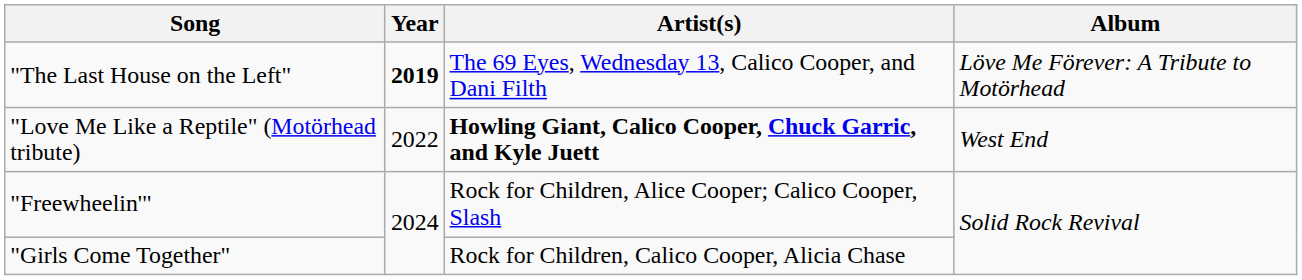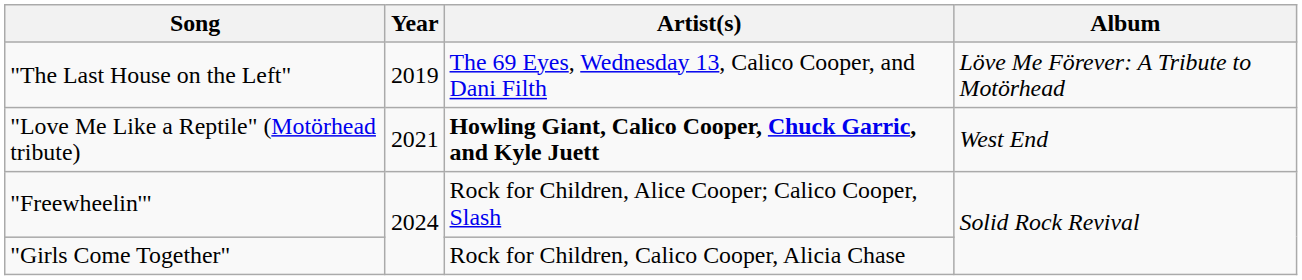(415, 74) bold -> (415, 74) normal
(415, 139) 2022 -> (415, 139) 2021
